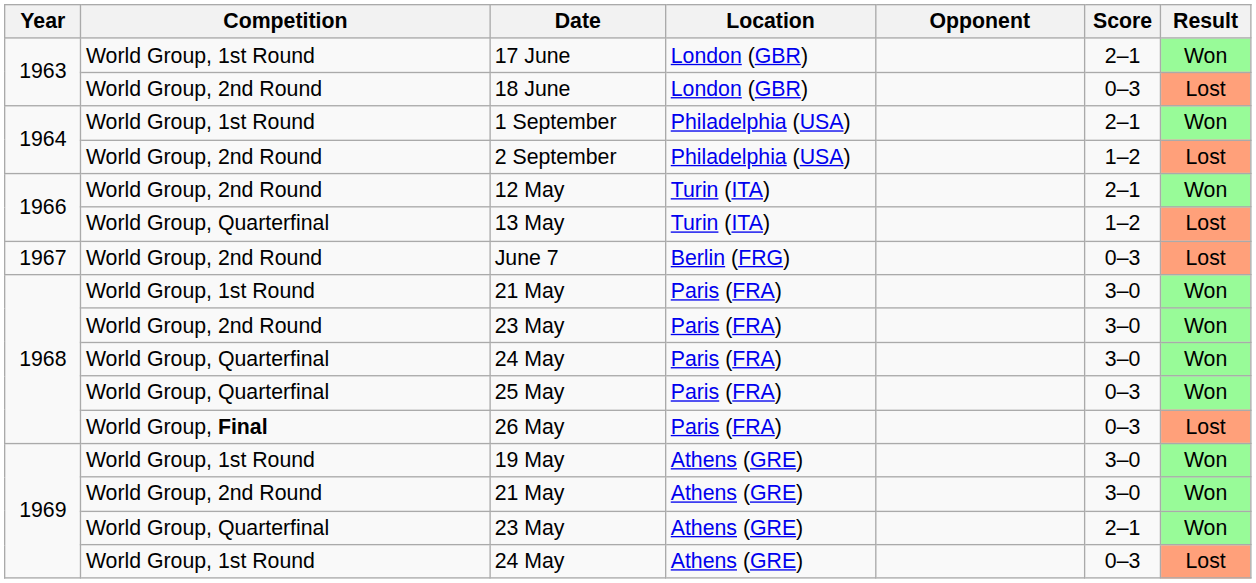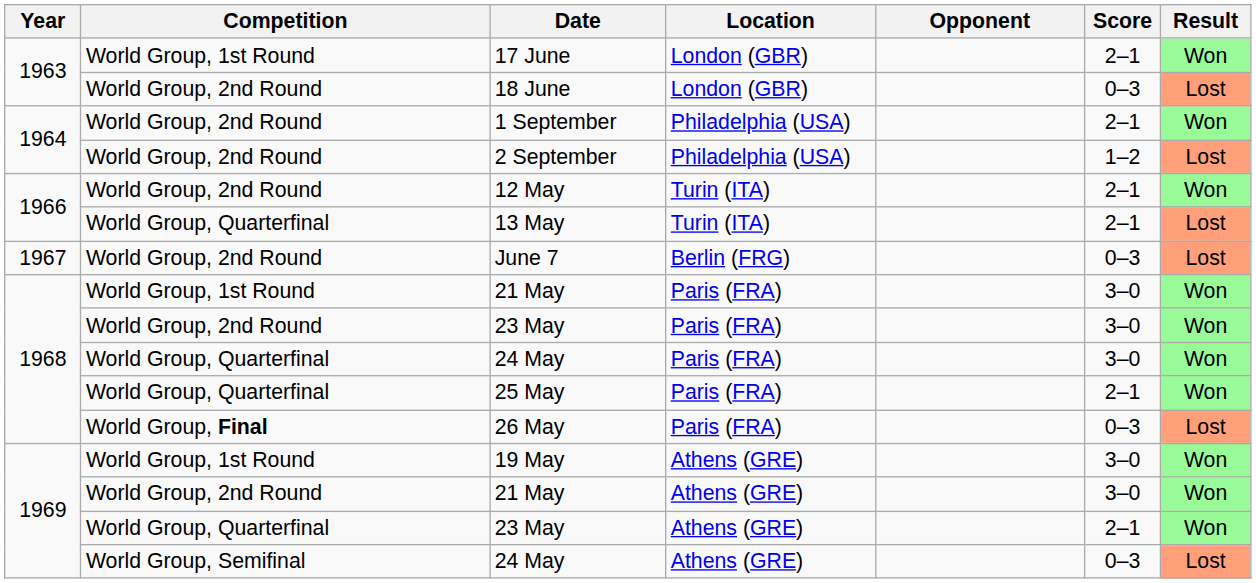(200, 122) World Group, 1st Round -> (204, 122) World Group, 2nd Round
(1123, 223) 1–2 -> (1123, 223) 2–1
(1123, 392) 0–3 -> (1123, 392) 2–1
(200, 561) World Group, 1st Round -> (196, 561) World Group, Semifinal
